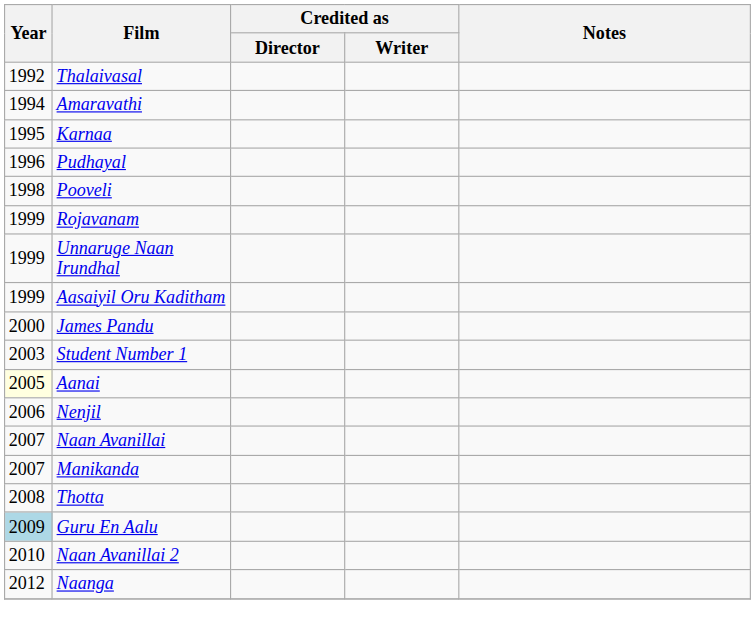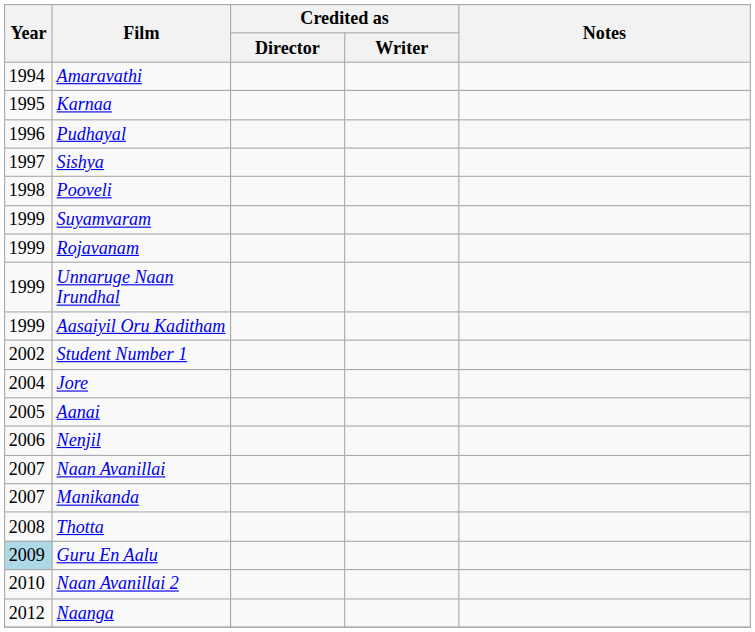- row: (99, 76)
+ row: (80, 162)
+ row: (104, 219)
- row: (105, 325)
(27, 354) 2003 -> (27, 354) 2002
+ row: (72, 383)
(27, 383) lightyellow background -> (27, 411) no background
